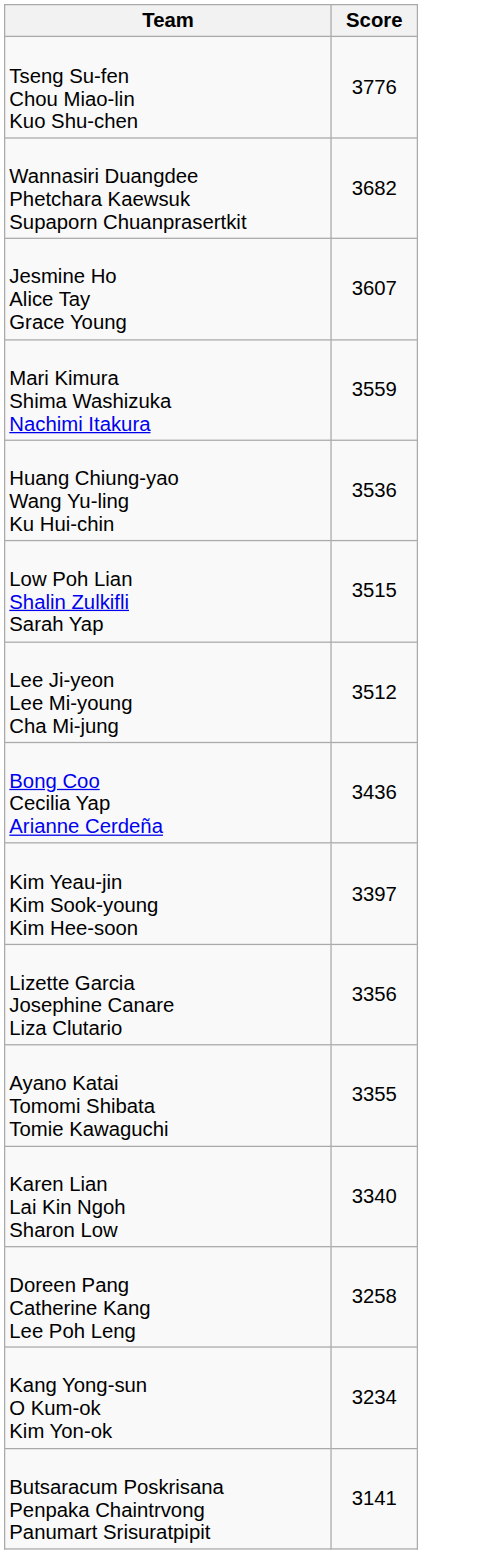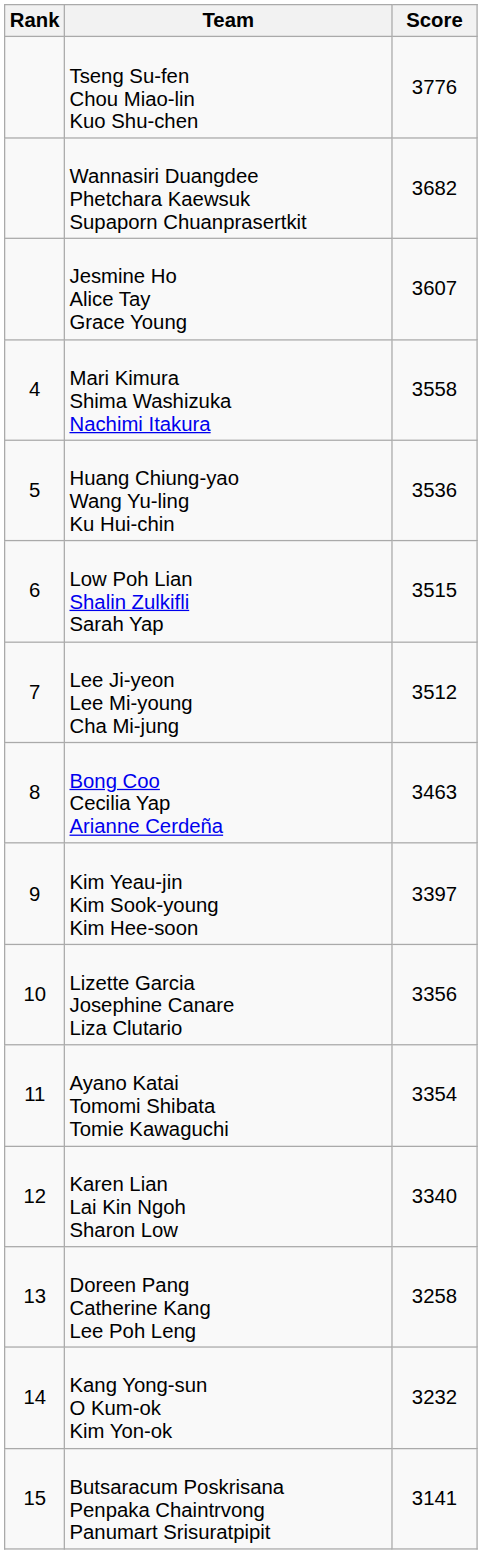+ column: (35, 20)
(374, 389) 3559 -> (434, 389) 3558
(374, 792) 3436 -> (434, 792) 3463
(374, 1095) 3355 -> (434, 1095) 3354
(374, 1397) 3234 -> (434, 1397) 3232
